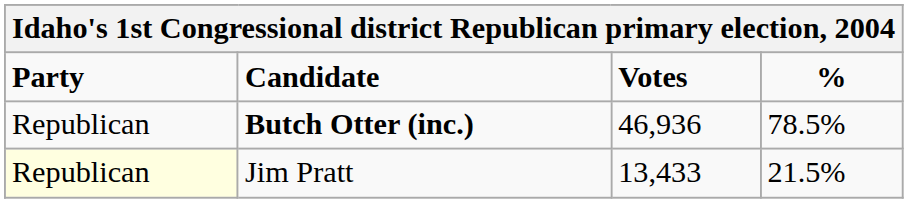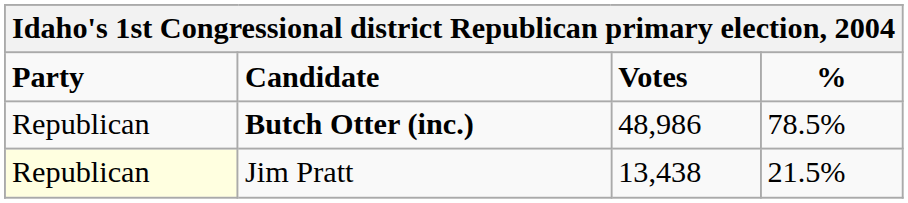(660, 124) 46,936 -> (660, 124) 48,986
(660, 172) 13,433 -> (660, 172) 13,438
